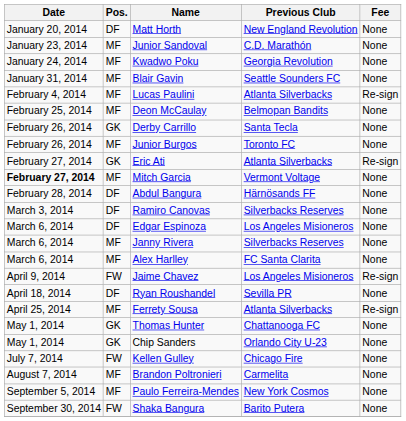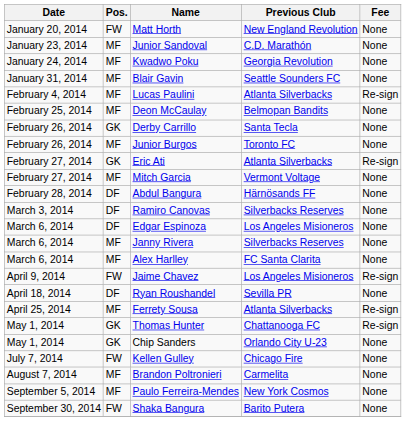(113, 29) DF -> (114, 29) FW
(51, 177) bold -> (49, 177) normal
(375, 326) None -> (380, 326) Re-sign
